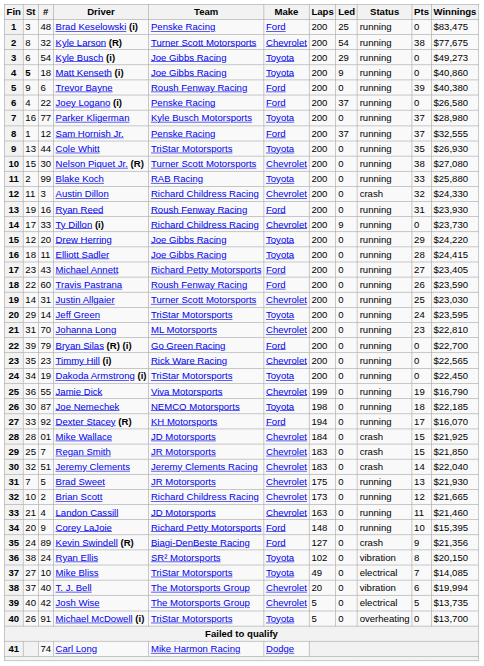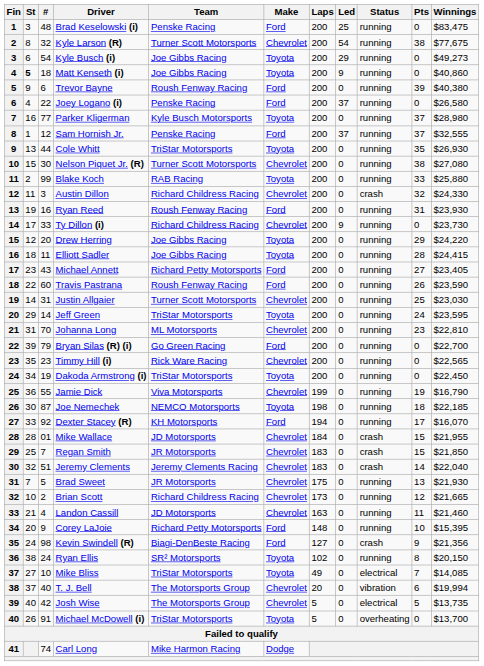(451, 437) $21,925 -> (451, 437) $21,955
(46, 543) 89 -> (46, 543) 98
(378, 558) vibration -> (376, 558) running
